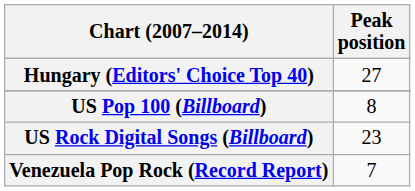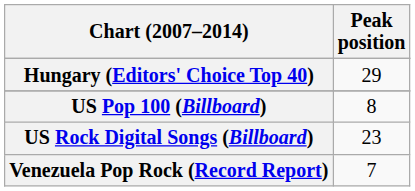(372, 74) 27 -> (372, 74) 29
